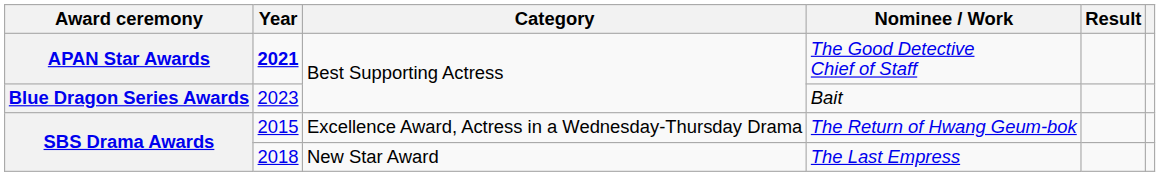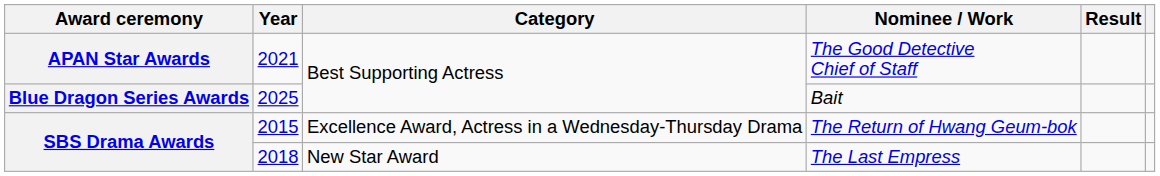(278, 58) bold -> (278, 58) normal
(278, 98) 2023 -> (278, 98) 2025
